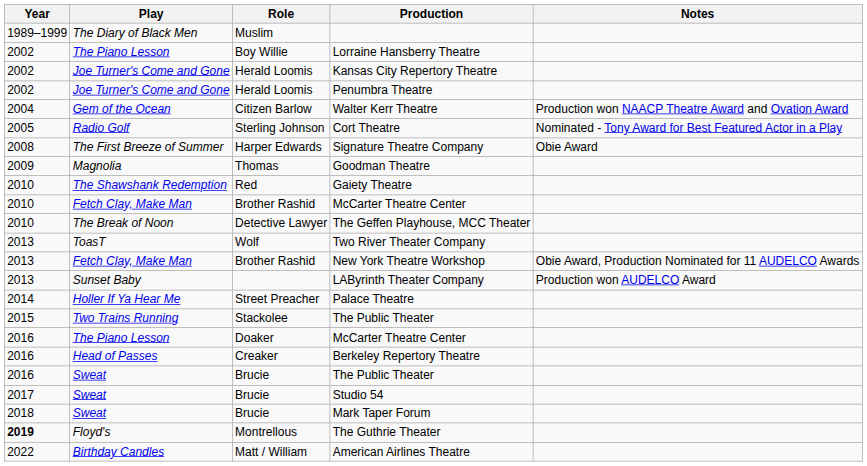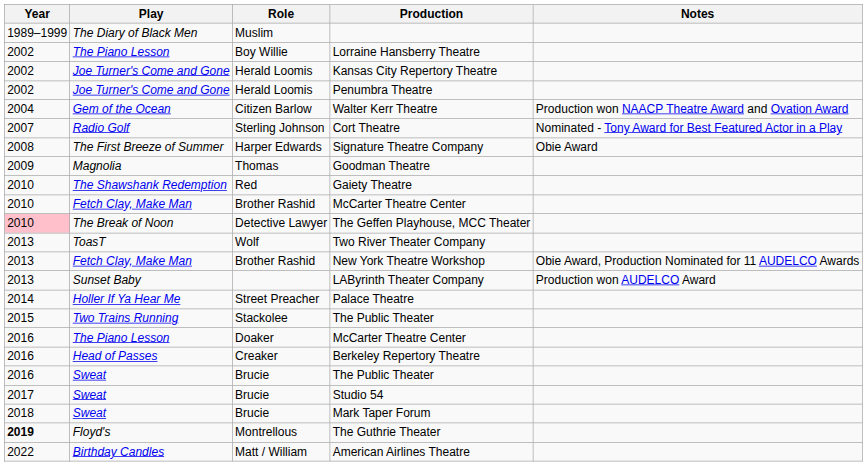(20, 128) 2005 -> (20, 128) 2007
(20, 223) no background -> (20, 223) pink background
